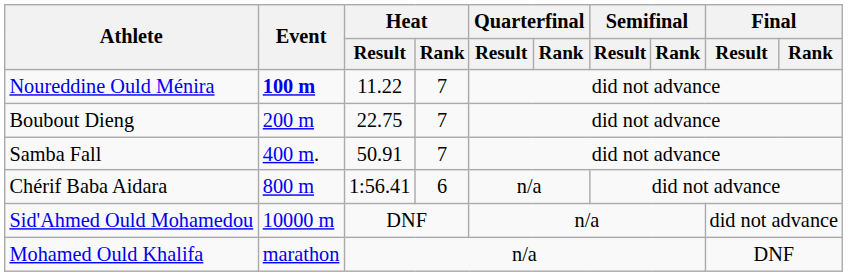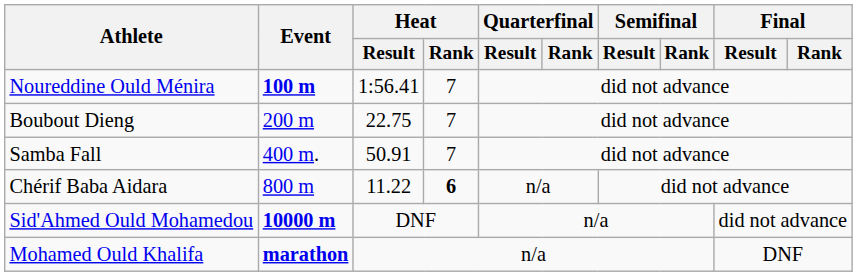(380, 86) 11.22 -> (389, 86) 1:56.41
(380, 187) 1:56.41 -> (389, 187) 11.22
(442, 187) normal -> (451, 187) bold
(299, 220) normal -> (299, 220) bold
(301, 254) normal -> (306, 254) bold
